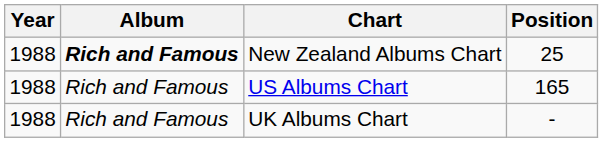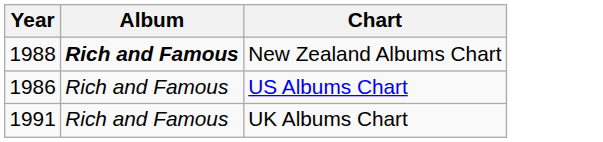- column: (552, 20)
(33, 86) 1988 -> (33, 86) 1986
(33, 119) 1988 -> (33, 119) 1991
